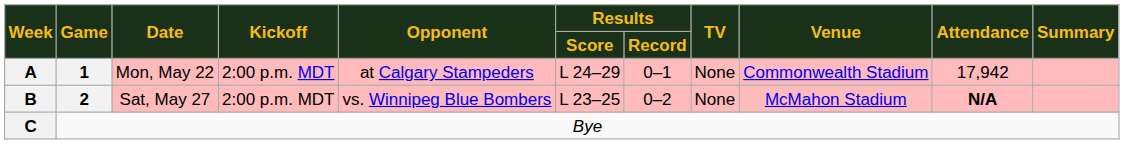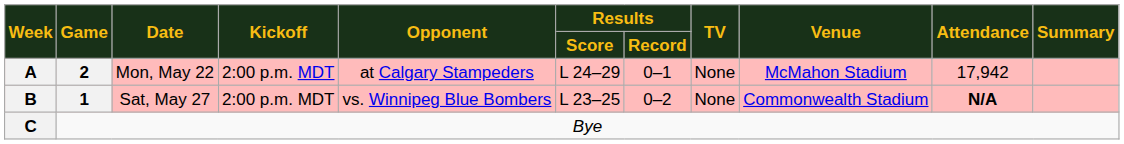(84, 72) 1 -> (84, 72) 2
(836, 72) Commonwealth Stadium -> (836, 72) McMahon Stadium
(84, 99) 2 -> (84, 99) 1
(836, 99) McMahon Stadium -> (836, 99) Commonwealth Stadium
